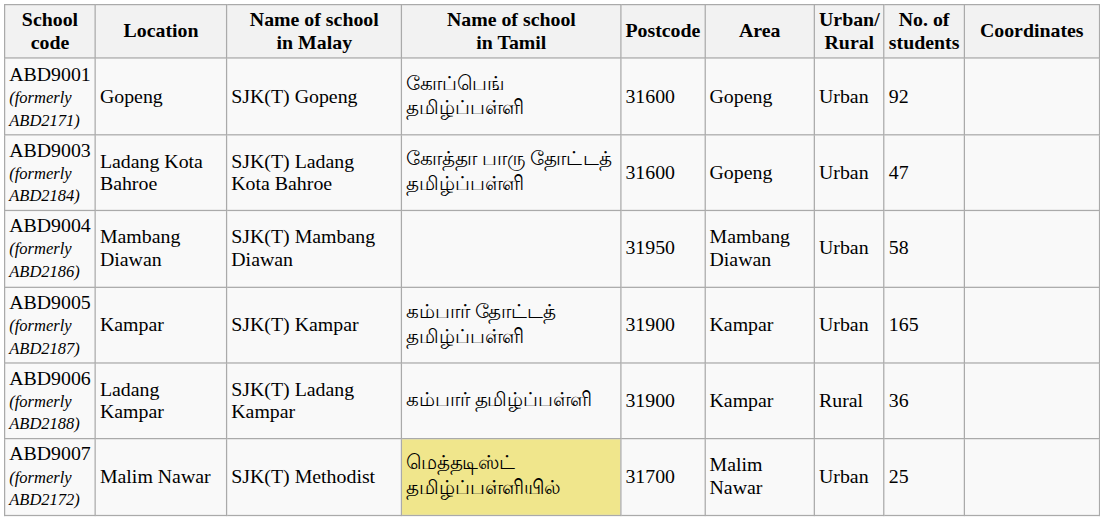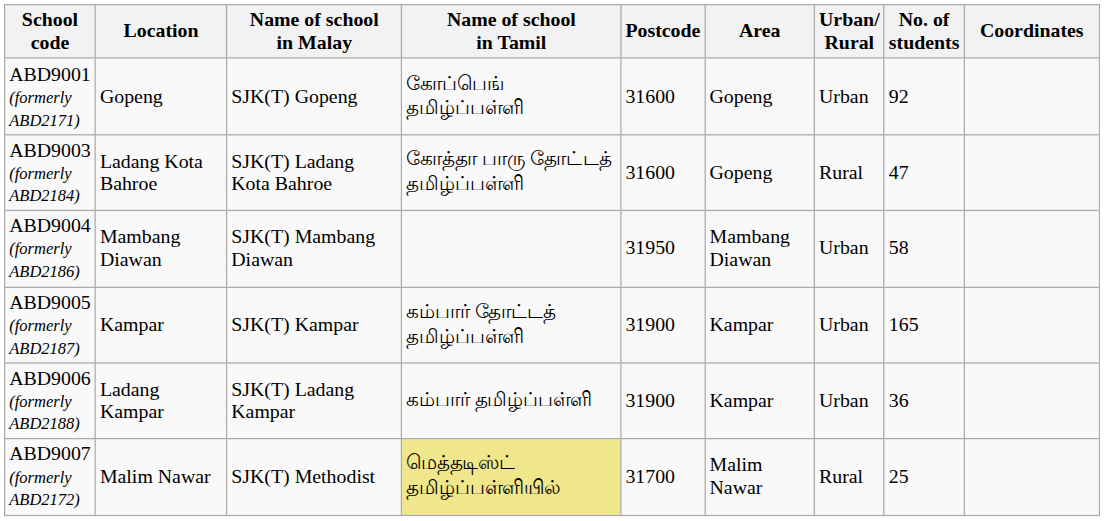(844, 172) Urban -> (841, 172) Rural
(841, 400) Rural -> (844, 400) Urban
(844, 476) Urban -> (841, 476) Rural
